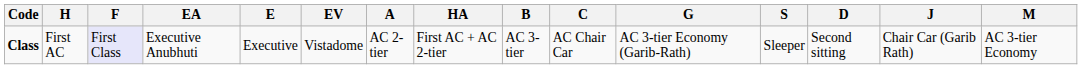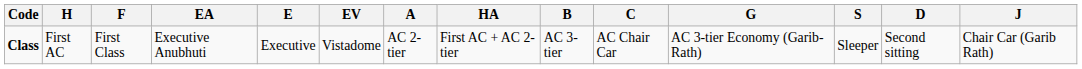- column: (1029, 15)
(106, 44) lavender background -> (110, 44) no background
